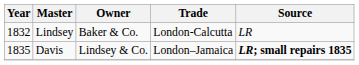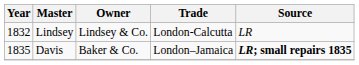(108, 32) Baker & Co. -> (113, 32) Lindsey & Co.
(113, 50) Lindsey & Co. -> (108, 50) Baker & Co.
